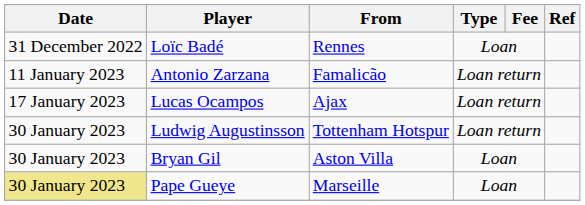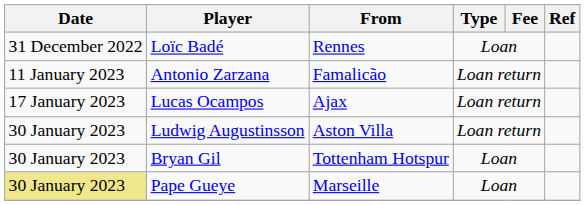(381, 130) Tottenham Hotspur -> (353, 130) Aston Villa
(353, 158) Aston Villa -> (381, 158) Tottenham Hotspur
